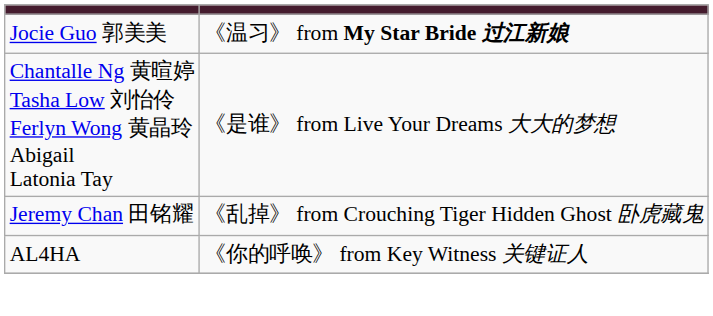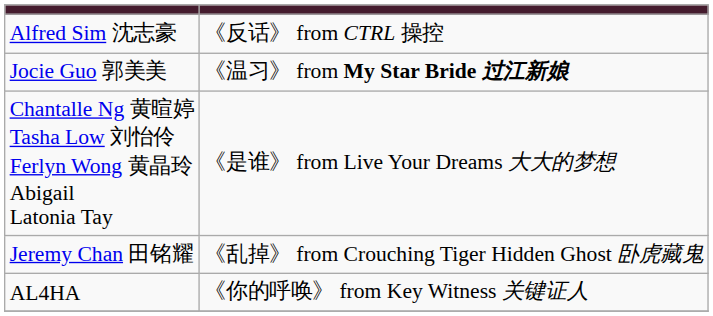+ row: (93, 32)
